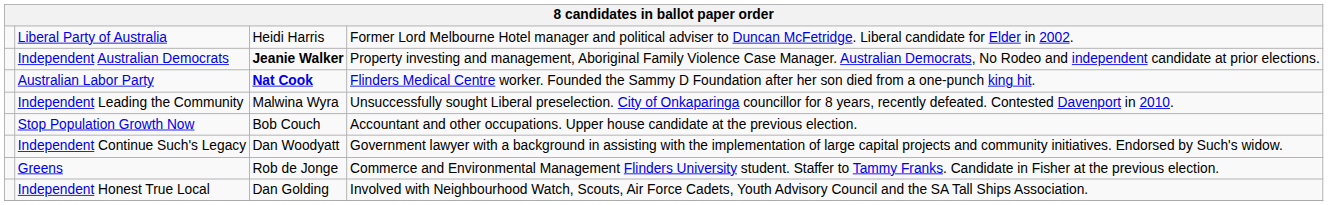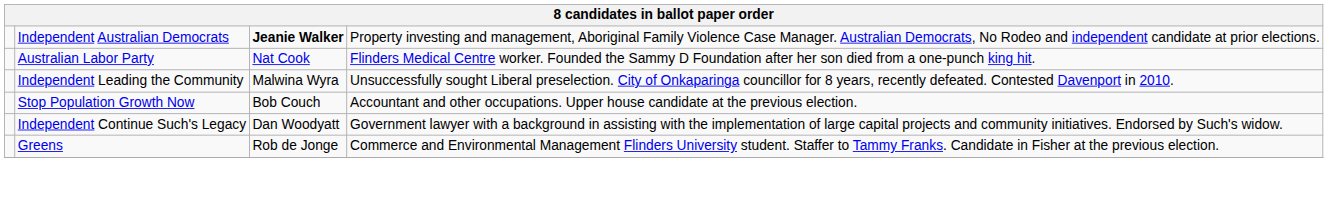- row: (92, 37)
(283, 80) bold -> (281, 59) normal
- row: (114, 189)
